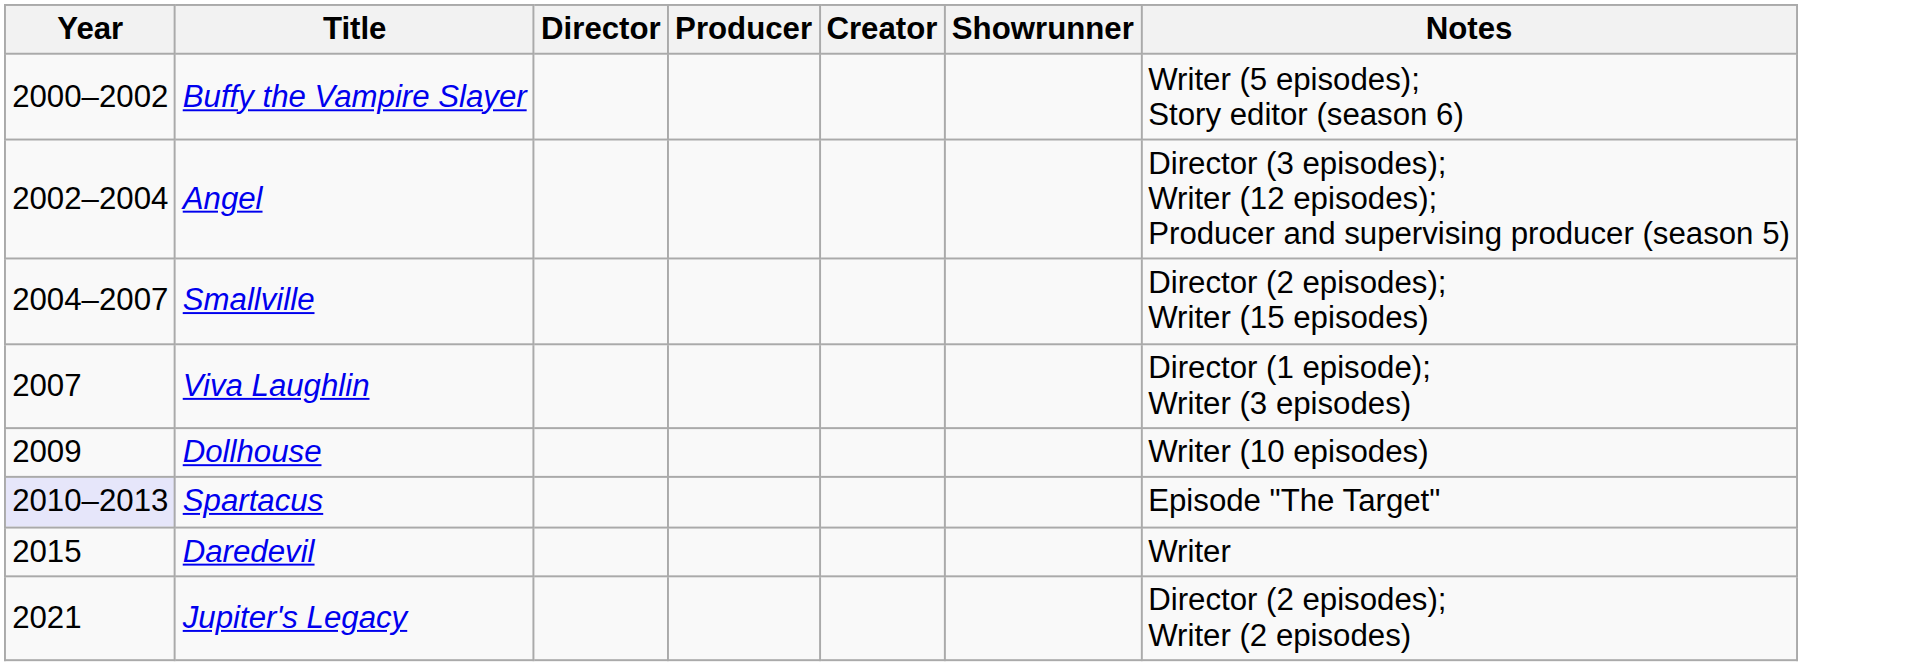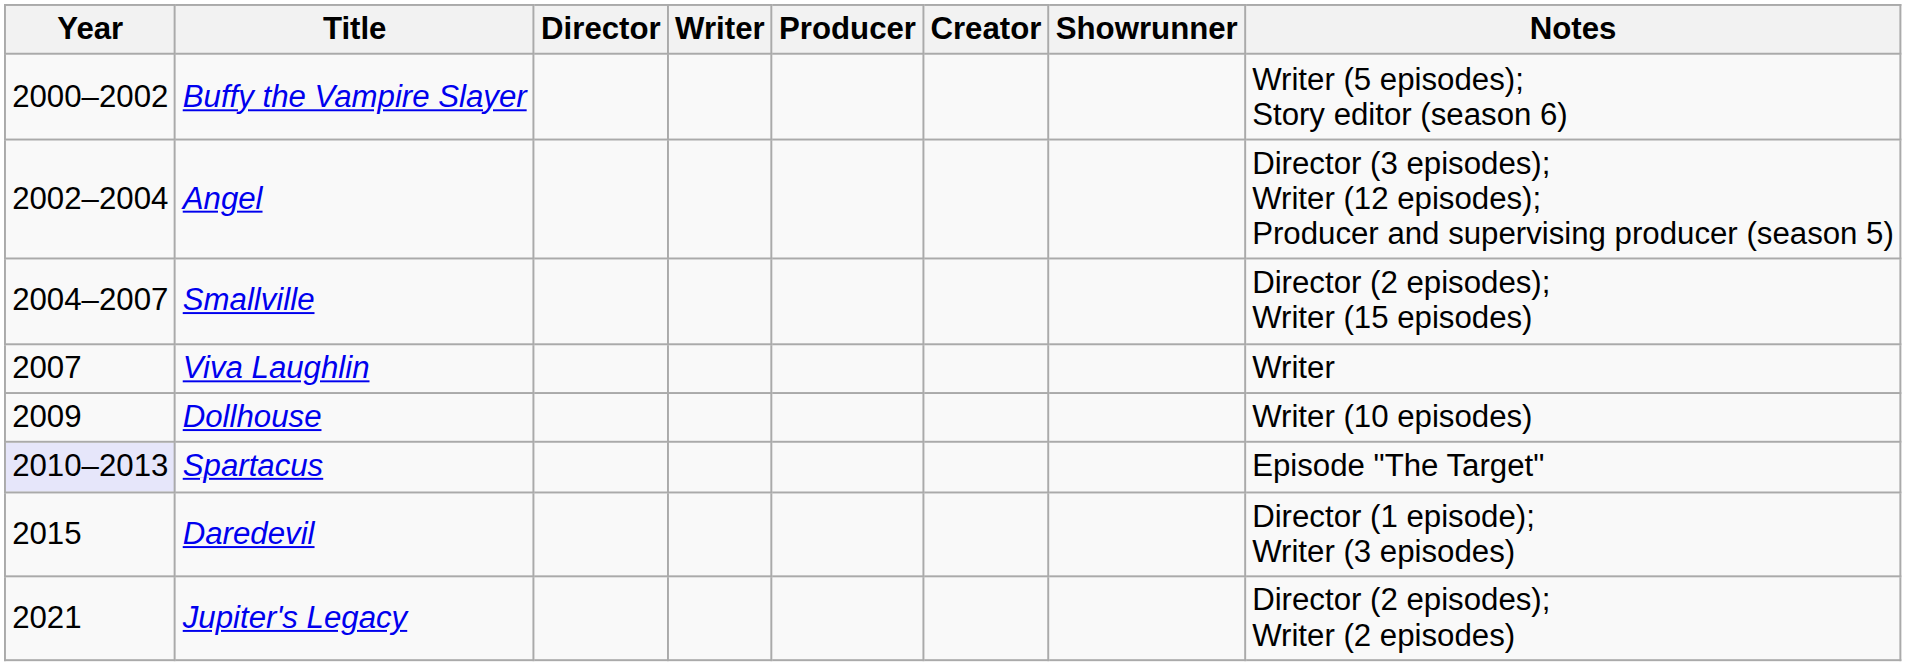+ column: (720, 29)
(1290, 385) Director (1 episode); Writer (3 episodes) -> (1293, 367) Writer
(1190, 551) Writer -> (1393, 533) Director (1 episode); Writer (3 episodes)
